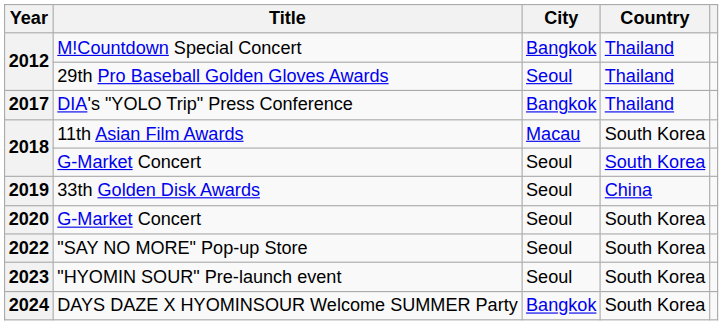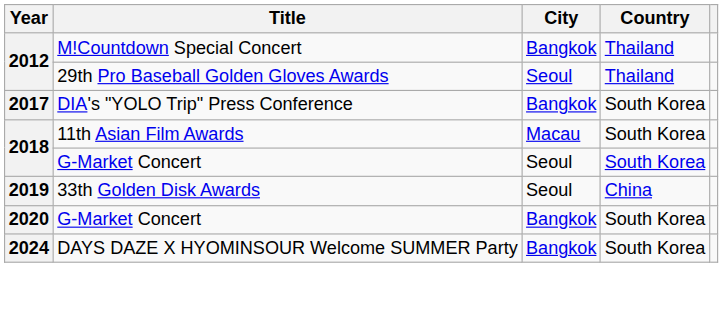(639, 104) Thailand -> (655, 104) South Korea
(549, 219) Seoul -> (561, 219) Bangkok
- row: (29, 248)
- row: (29, 276)
